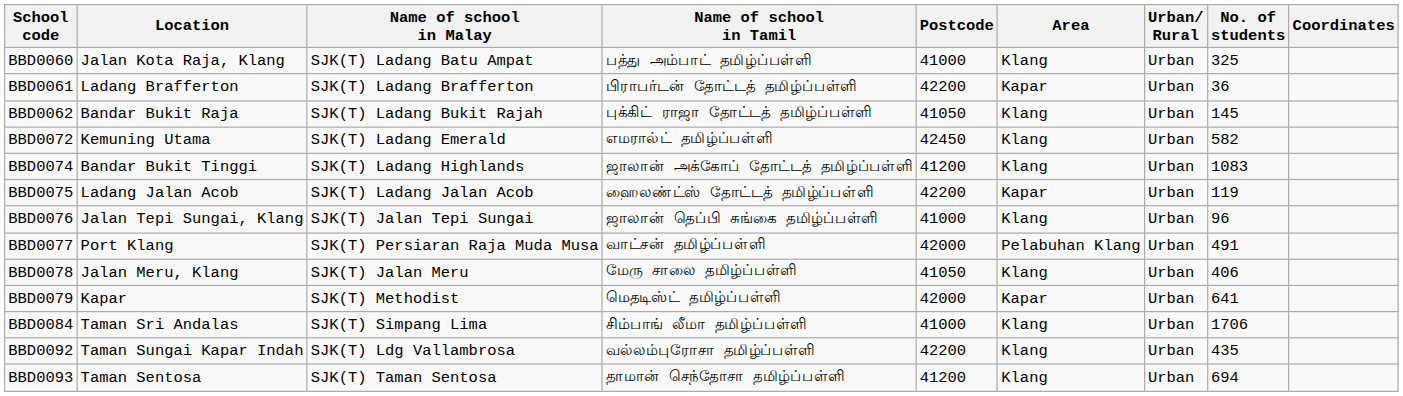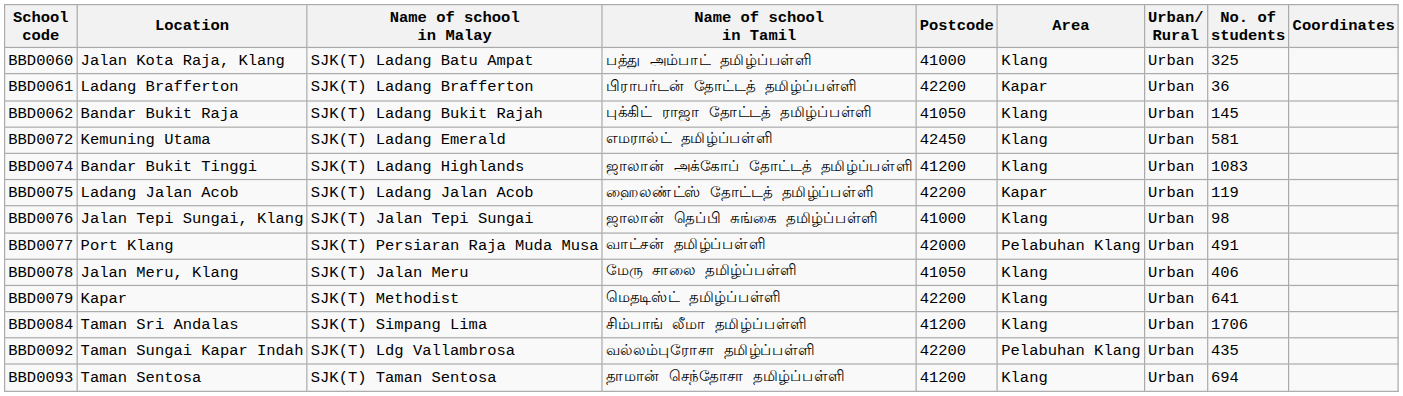(1225, 140) 582 -> (1225, 140) 581
(1220, 219) 96 -> (1220, 219) 98
(943, 298) 42000 -> (943, 298) 42200
(1024, 298) Kapar -> (1024, 298) Klang
(943, 325) 41000 -> (943, 325) 41200
(1024, 351) Klang -> (1071, 351) Pelabuhan Klang
